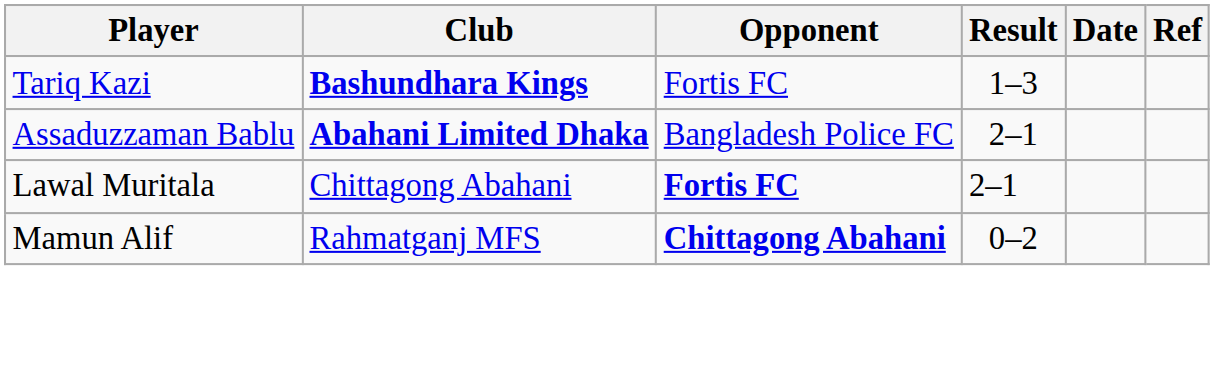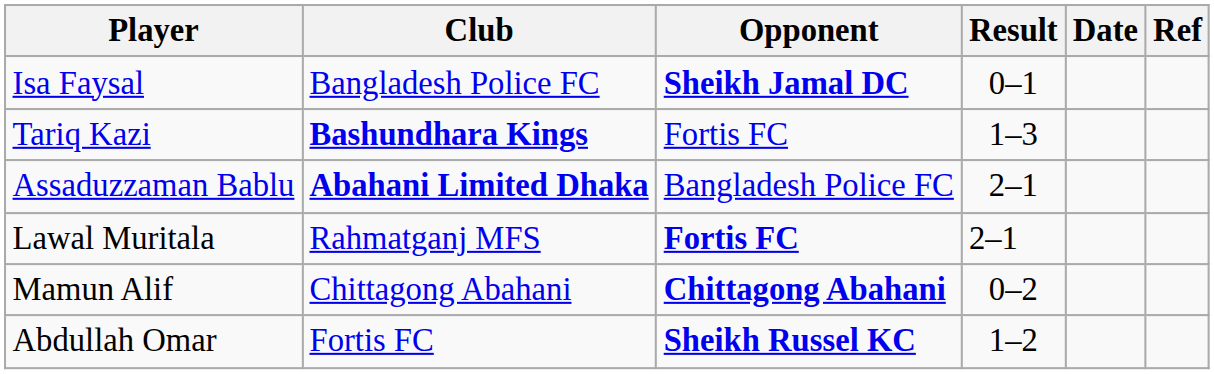+ row: (78, 82)
(440, 185) Chittagong Abahani -> (425, 237) Rahmatganj MFS
(425, 237) Rahmatganj MFS -> (440, 289) Chittagong Abahani
+ row: (115, 340)
